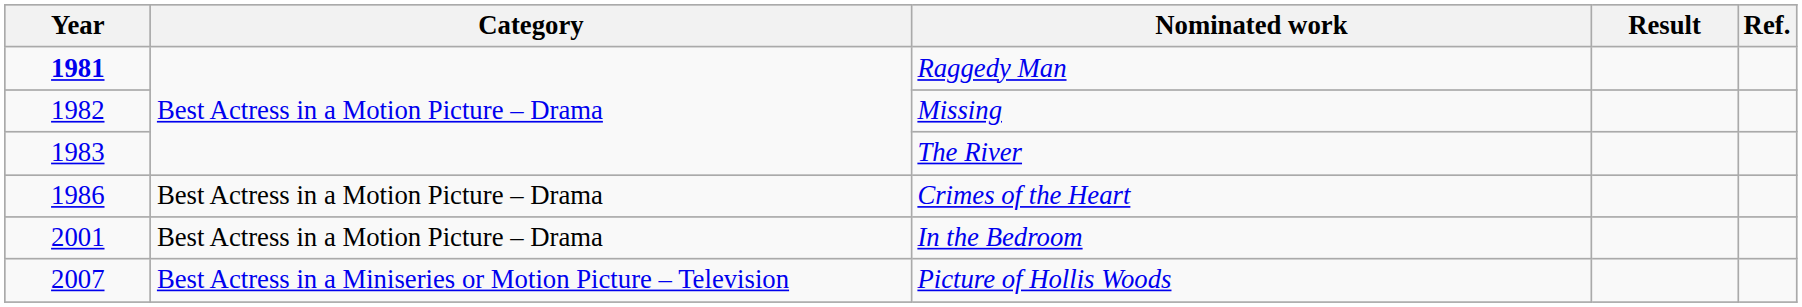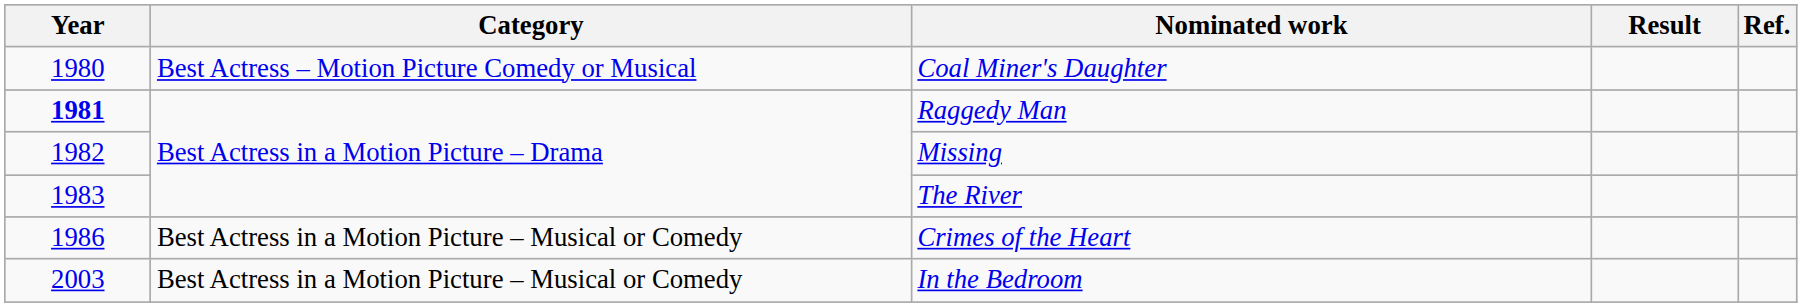+ row: (1042, 68)
(380, 195) Best Actress in a Motion Picture – Drama -> (450, 237) Best Actress in a Motion Picture – Musical or Comedy
(78, 237) 2001 -> (78, 279) 2003
(380, 237) Best Actress in a Motion Picture – Drama -> (450, 279) Best Actress in a Motion Picture – Musical or Comedy
- row: (1044, 279)
